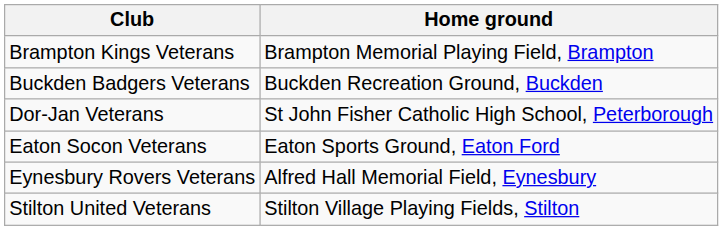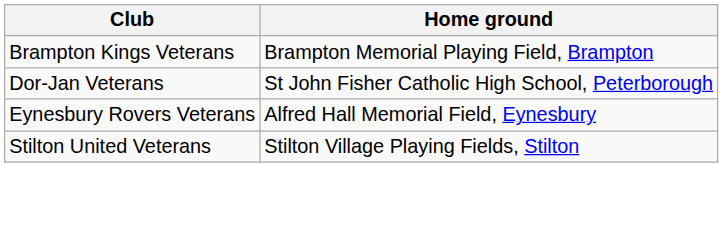- row: (129, 83)
- row: (108, 146)
